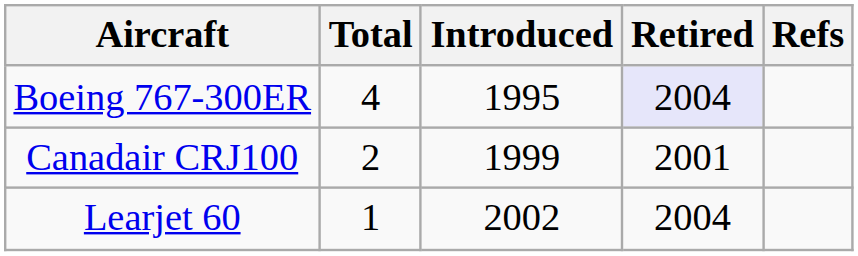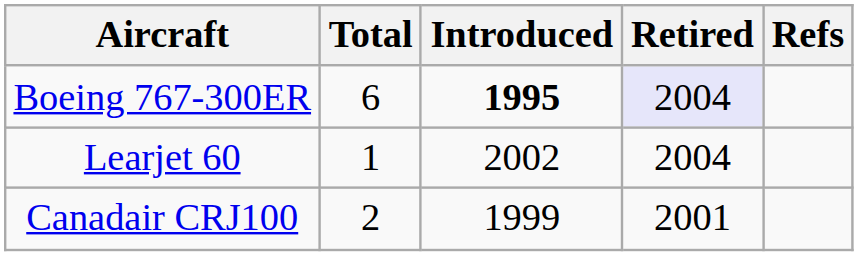(371, 95) 4 -> (371, 95) 6
(522, 95) normal -> (522, 95) bold
rows swapped: (162, 156) <-> (162, 217)
